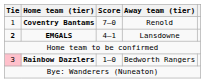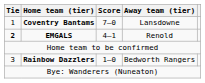(160, 23) Renold -> (160, 23) Lansdowne
(160, 35) Lansdowne -> (160, 35) Renold
(13, 60) pink background -> (13, 60) no background
